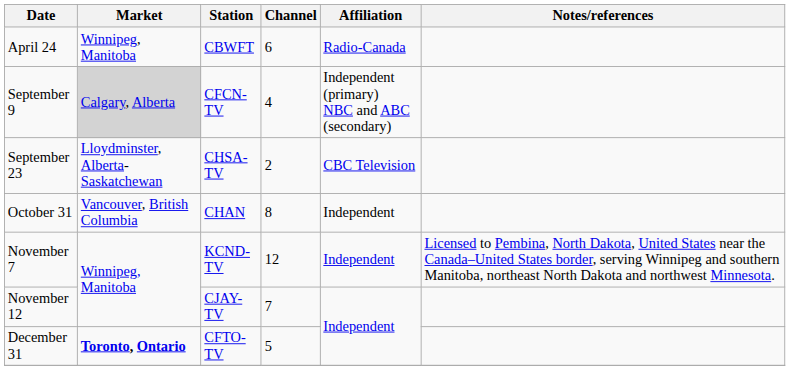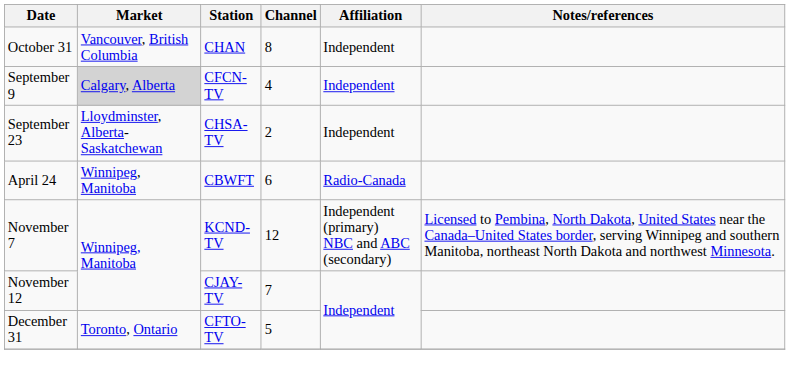rows swapped: (32, 46) <-> (40, 212)
(367, 102) Independent (primary) NBC and ABC (secondary) -> (359, 85) Independent
(369, 165) CBC Television -> (359, 133) Independent
(359, 259) Independent -> (367, 235) Independent (primary) NBC and ABC (secondary)
(133, 345) bold -> (129, 329) normal
